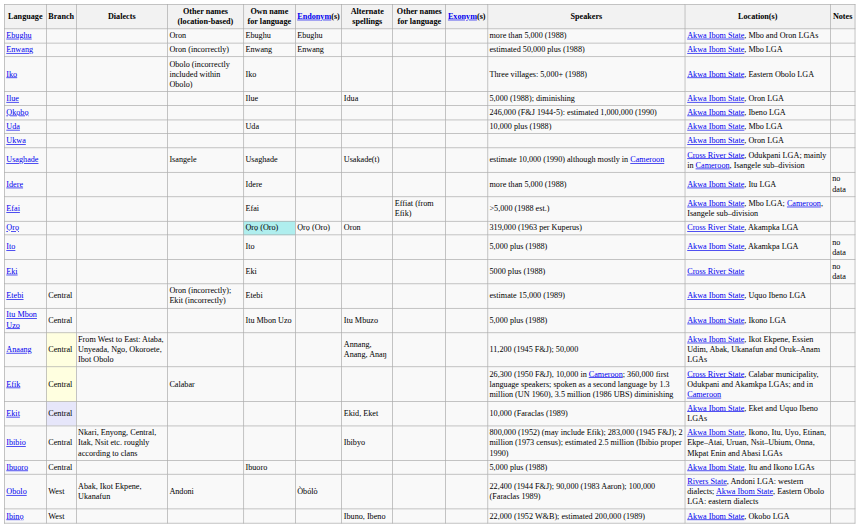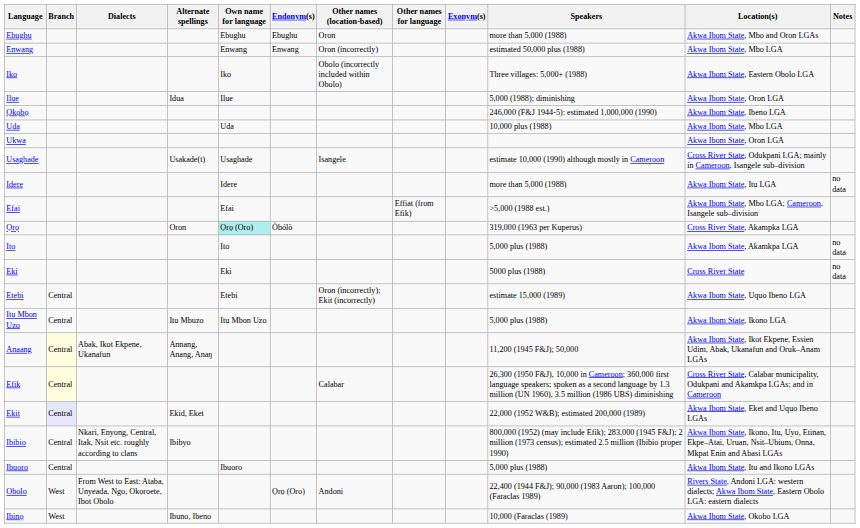columns swapped: (367, 16) <-> (205, 16)
(314, 228) Ọrọ (Oro) -> (282, 228) Òbólò
(121, 349) From West to East: Ataba, Unyeada, Ngo, Okoroete, Ibot Obolo -> (110, 349) Abak, Ikot Ekpene, Ukanafun
(529, 413) 10,000 (Faraclas (1989) -> (567, 413) 22,000 (1952 W&B); estimated 200,000 (1989)
(110, 491) Abak, Ikot Ekpene, Ukanafun -> (121, 491) From West to East: Ataba, Unyeada, Ngo, Okoroete, Ibot Obolo
(307, 491) Òbólò -> (288, 491) Ọrọ (Oro)
(567, 516) 22,000 (1952 W&B); estimated 200,000 (1989) -> (529, 516) 10,000 (Faraclas (1989)
